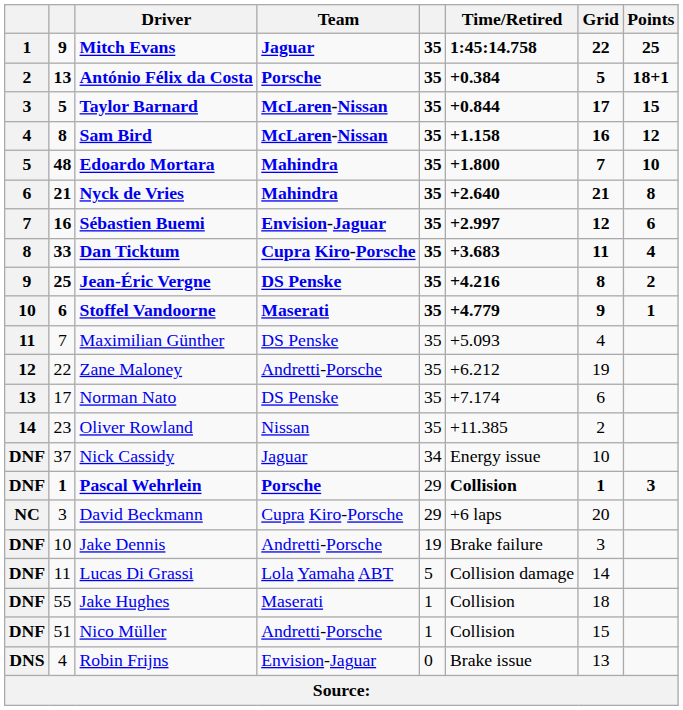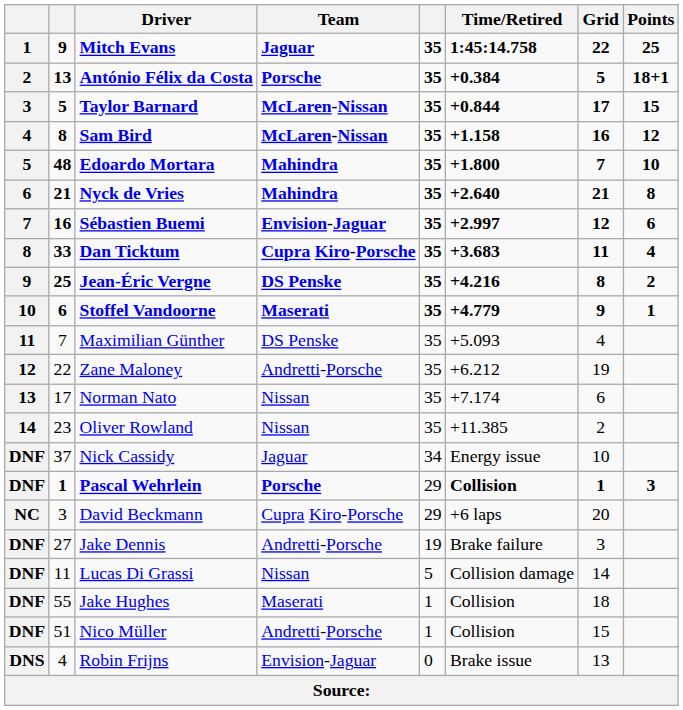(300, 397) DS Penske -> (285, 397) Nissan
(62, 543) 10 -> (62, 543) 27
(327, 572) Lola Yamaha ABT -> (285, 572) Nissan
